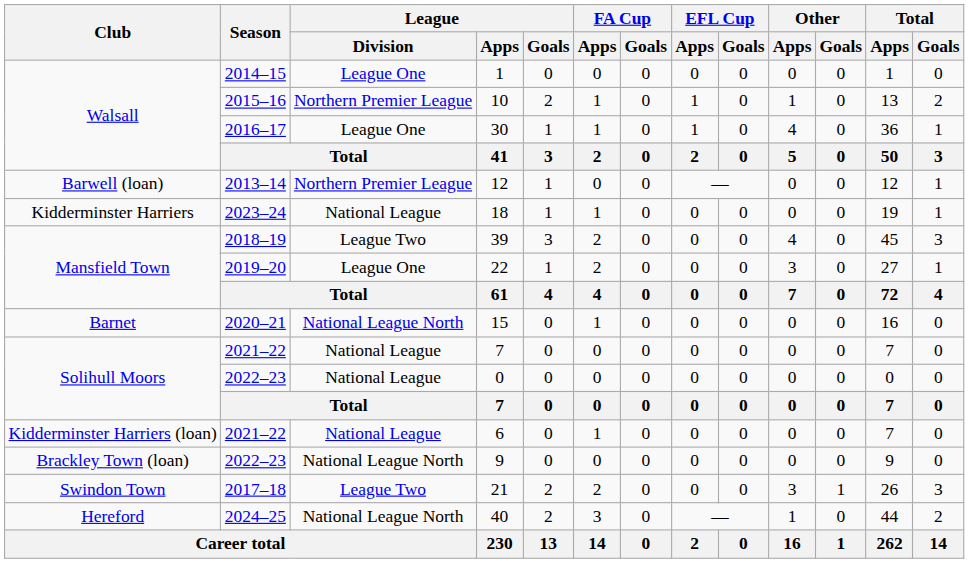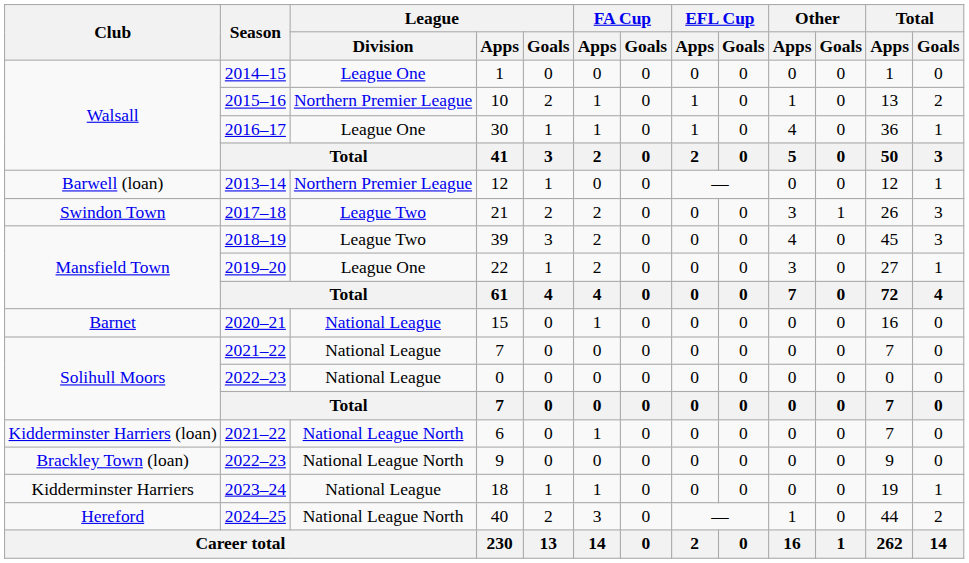rows swapped: (255, 488) <-> (255, 211)
(383, 322) National League North -> (383, 322) National League
(383, 433) National League -> (383, 433) National League North
